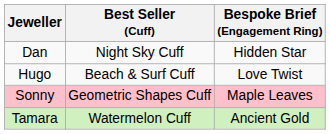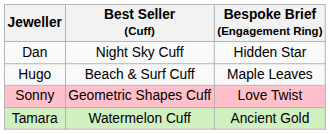(270, 74) Love Twist -> (270, 74) Maple Leaves
(270, 96) Maple Leaves -> (270, 96) Love Twist
